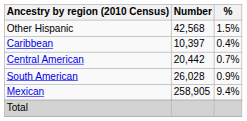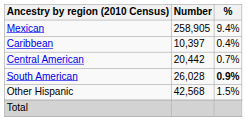rows swapped: (25, 92) <-> (40, 28)
(228, 76) normal -> (228, 76) bold
